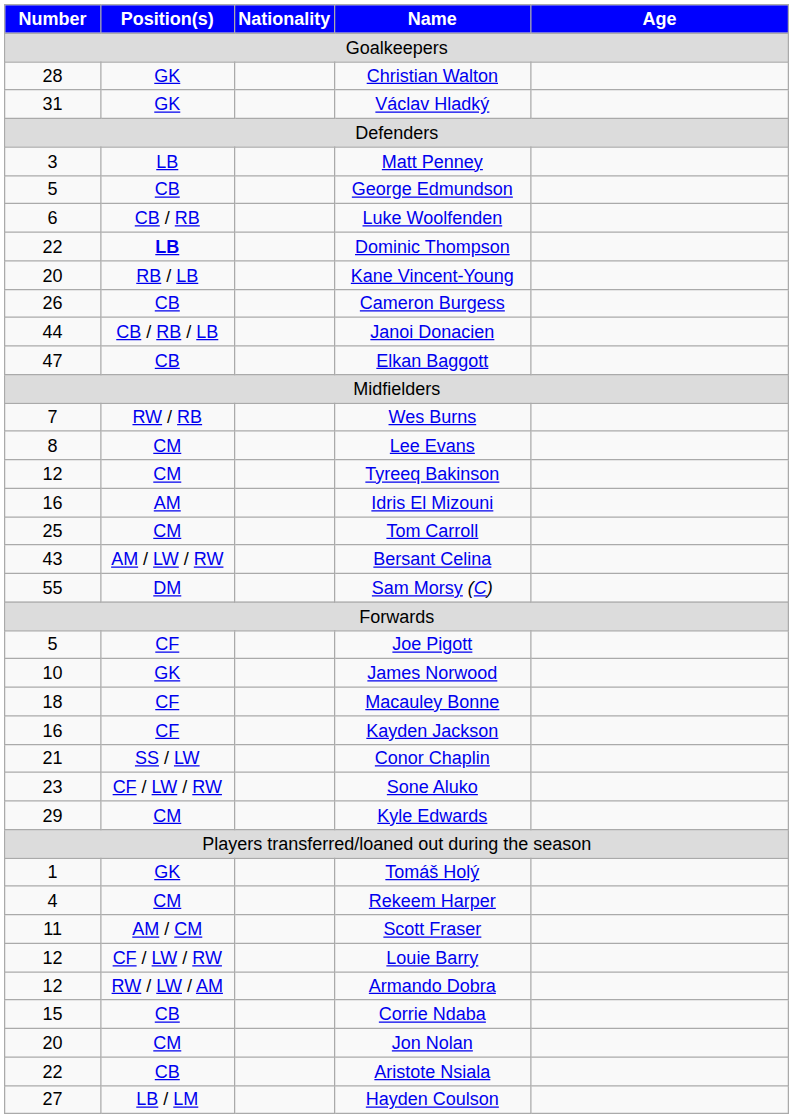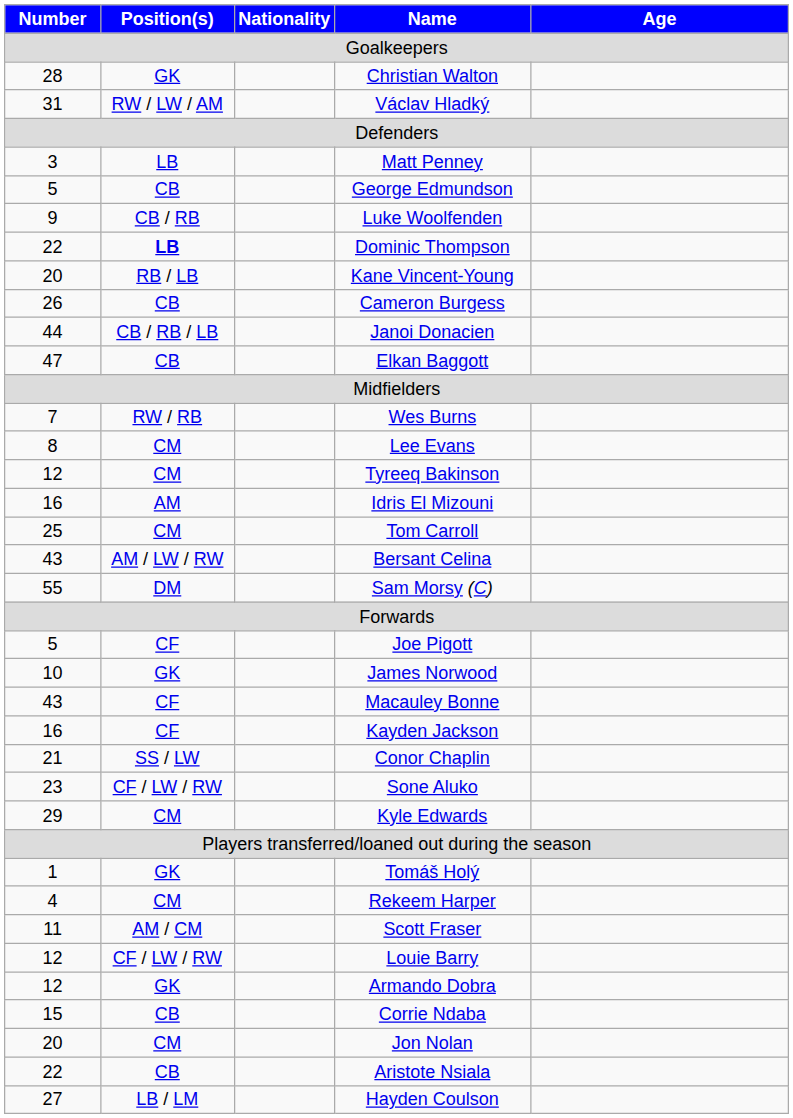(167, 105) GK -> (167, 105) RW / LW / AM
(53, 218) 6 -> (53, 218) 9
(53, 702) 18 -> (53, 702) 43
(167, 986) RW / LW / AM -> (167, 986) GK
